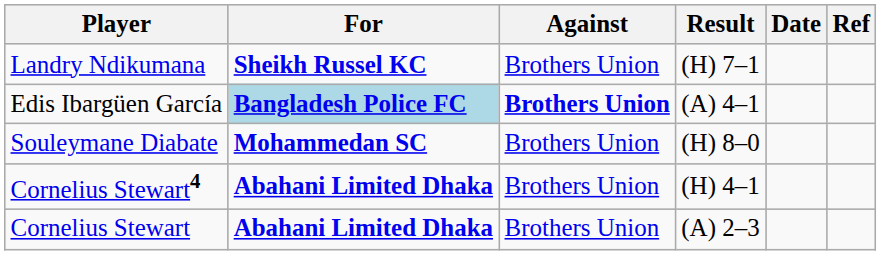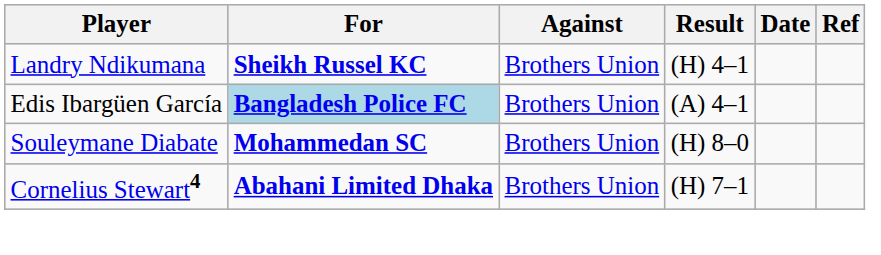(720, 63) (H) 7–1 -> (710, 63) (H) 4–1
(587, 103) bold -> (582, 103) normal
(720, 185) (H) 4–1 -> (710, 185) (H) 7–1
- row: (100, 228)
